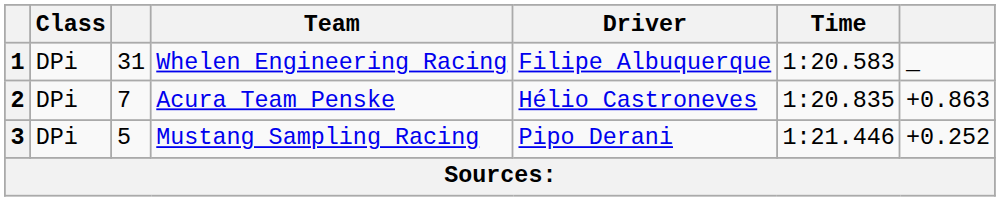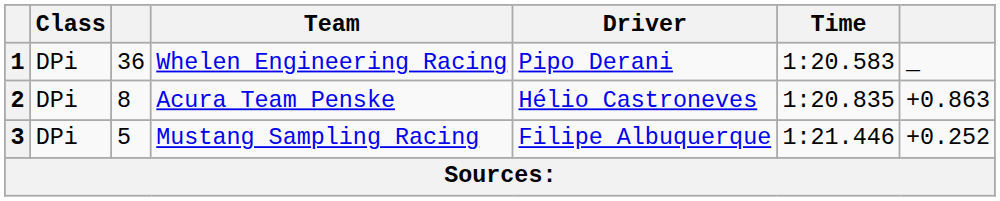(131, 62) 31 -> (131, 62) 36
(645, 62) Filipe Albuquerque -> (596, 62) Pipo Derani
(124, 100) 7 -> (124, 100) 8
(596, 138) Pipo Derani -> (645, 138) Filipe Albuquerque
